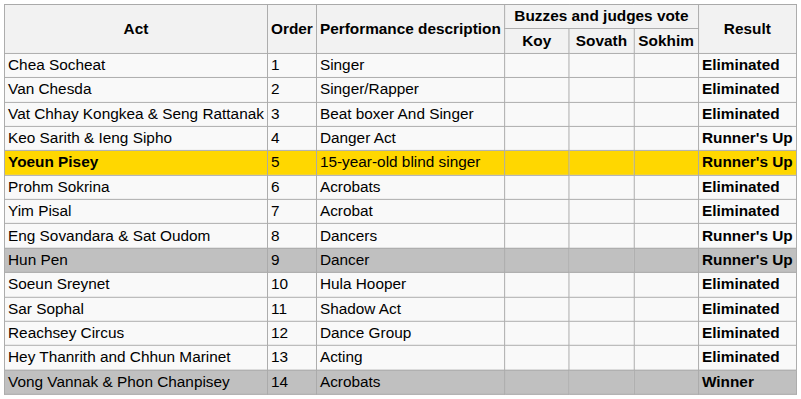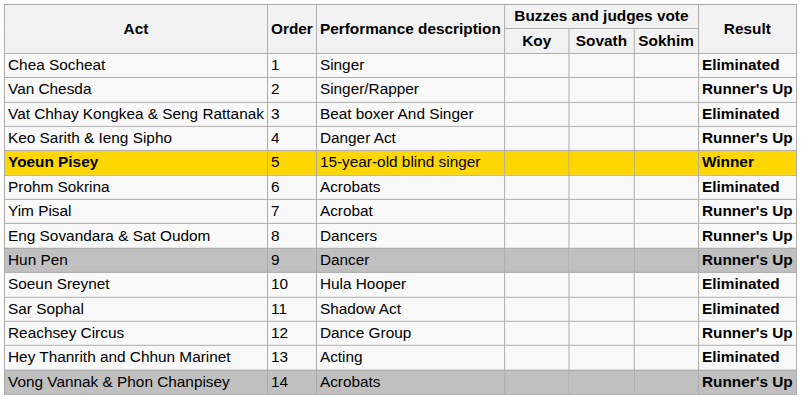(741, 89) Eliminated -> (747, 89) Runner's Up
(747, 162) Runner's Up -> (728, 162) Winner
(741, 211) Eliminated -> (747, 211) Runner's Up
(741, 333) Eliminated -> (747, 333) Runner's Up
(728, 382) Winner -> (747, 382) Runner's Up
